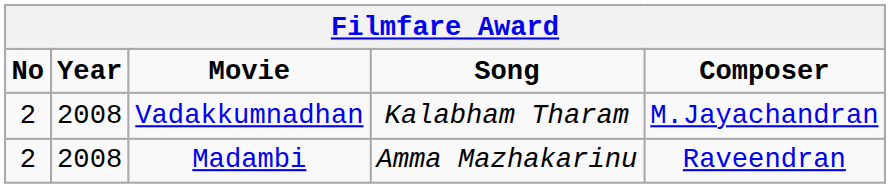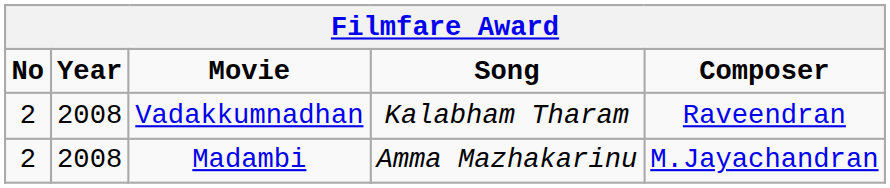(764, 116) M.Jayachandran -> (764, 116) Raveendran
(764, 160) Raveendran -> (764, 160) M.Jayachandran
